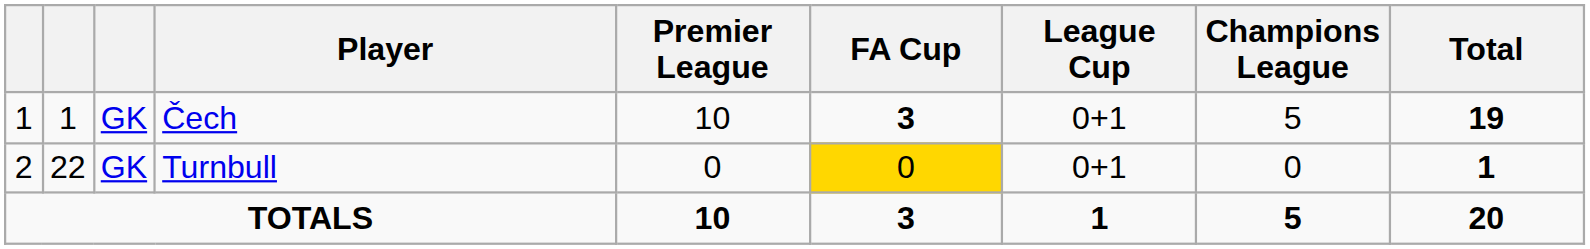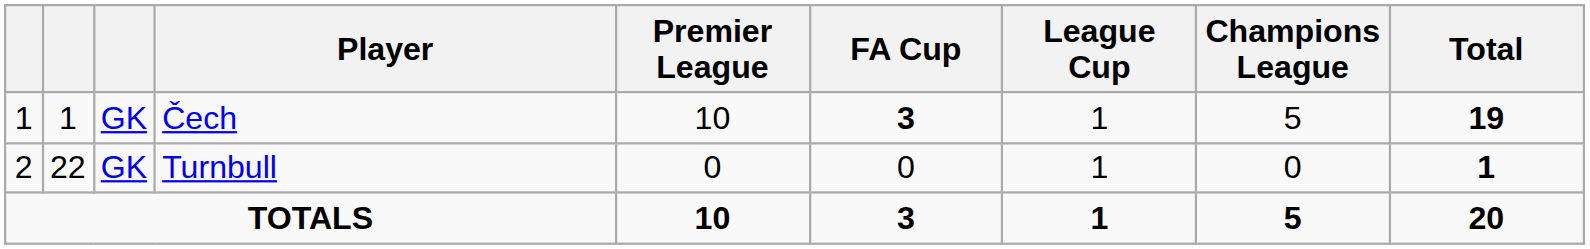(1099, 117) 0+1 -> (1099, 117) 1
(906, 168) gold background -> (906, 168) no background
(1099, 168) 0+1 -> (1099, 168) 1
